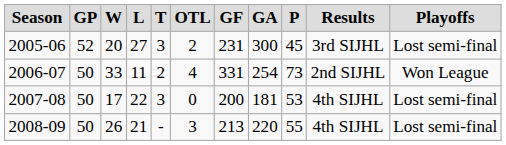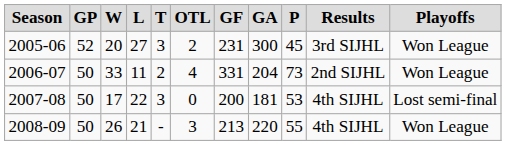(445, 45) Lost semi-final -> (445, 45) Won League
(265, 72) 254 -> (265, 72) 204
(445, 126) Lost semi-final -> (445, 126) Won League
